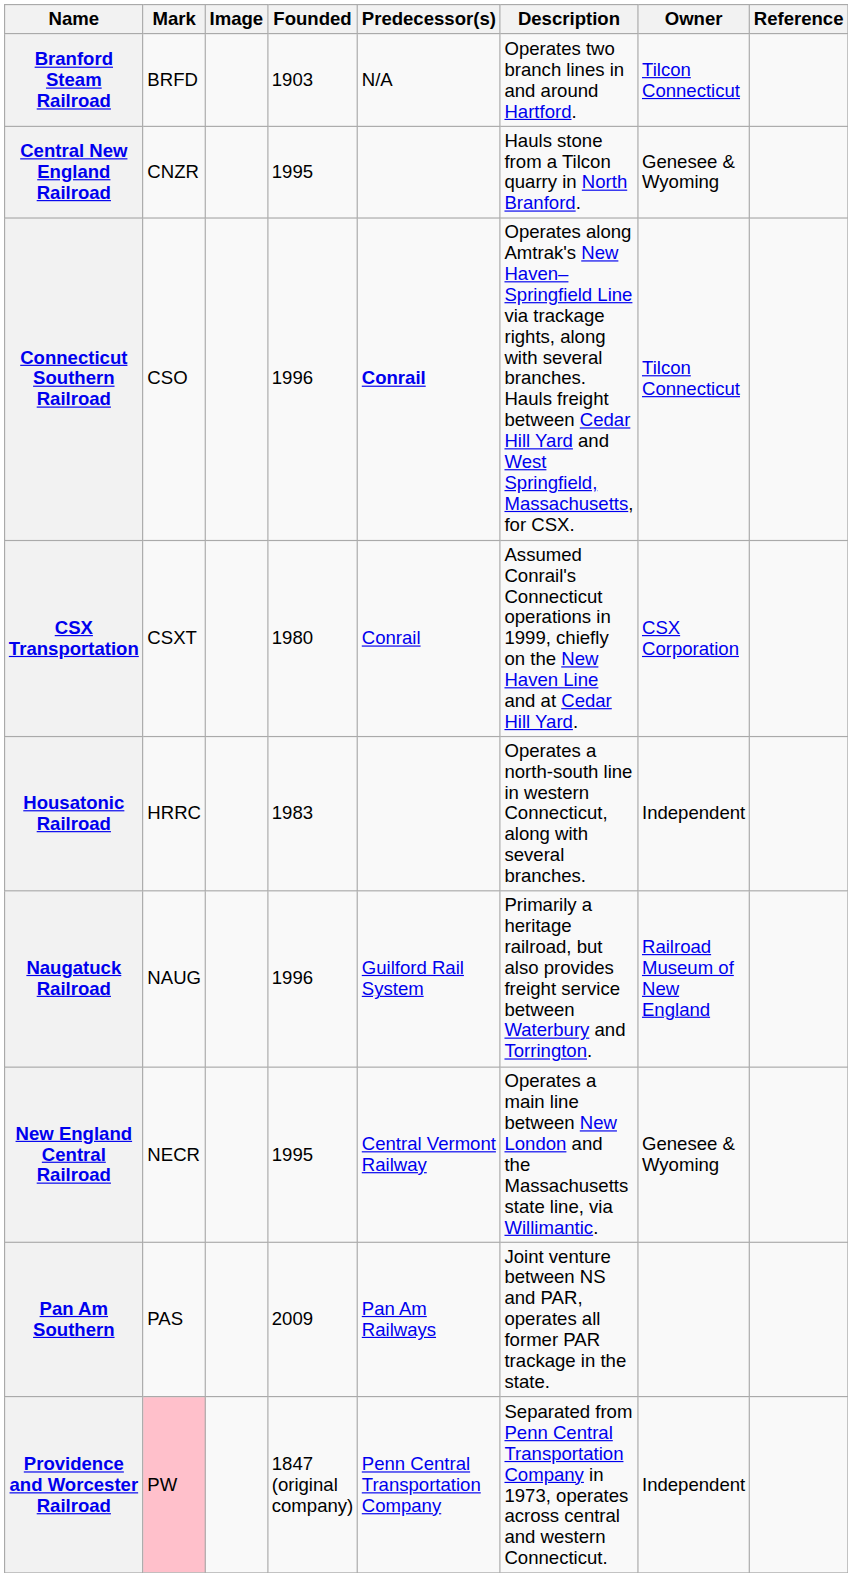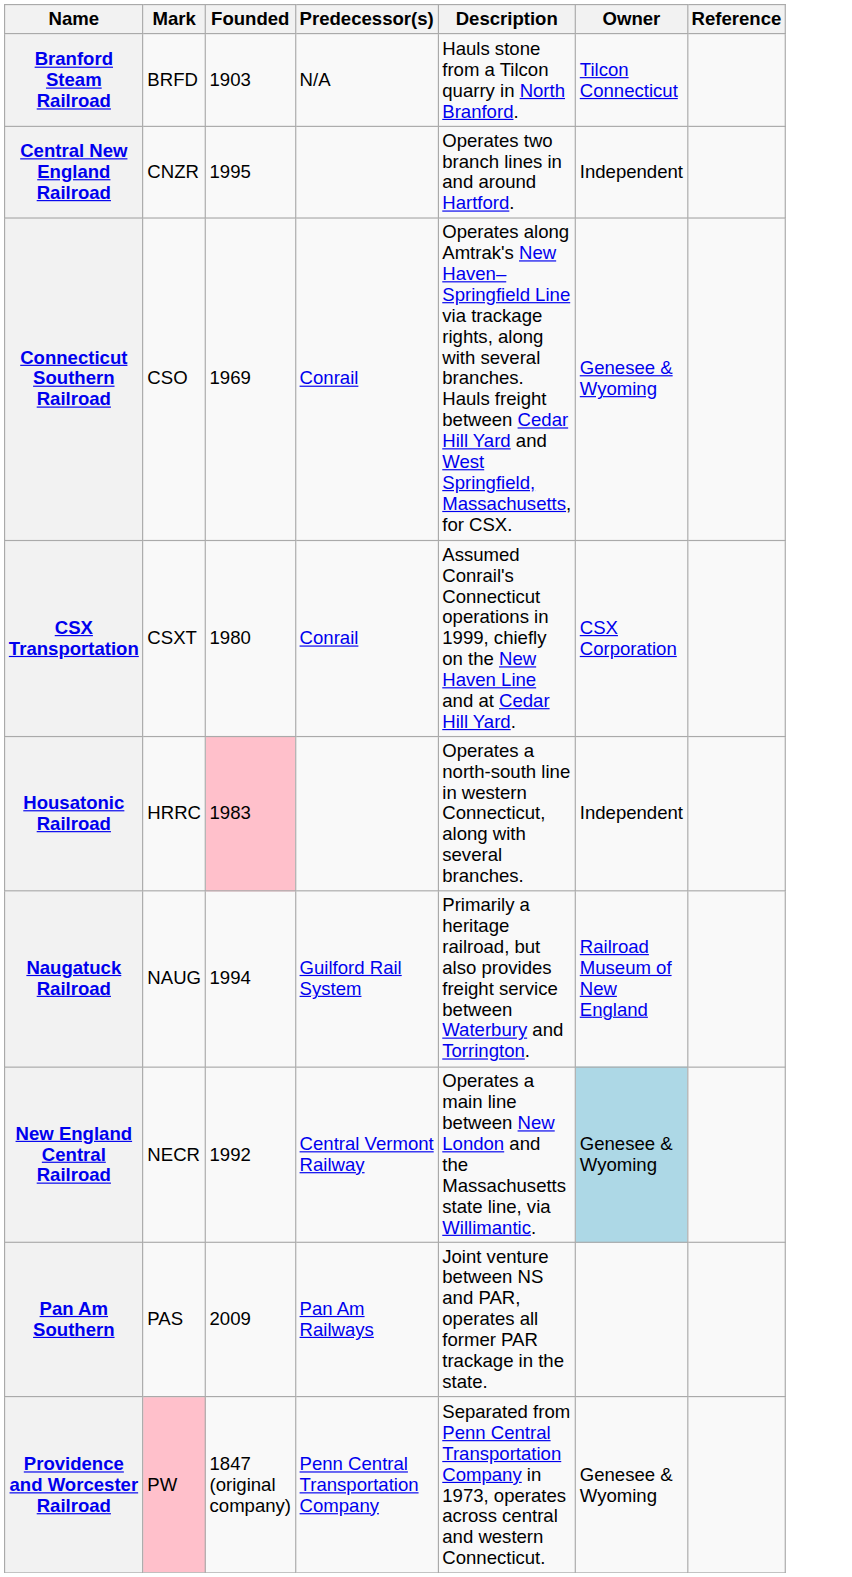- column: (236, 19)
(564, 79) Operates two branch lines in and around Hartford. -> (504, 79) Hauls stone from a Tilcon quarry in North Branford.
(566, 172) Hauls stone from a Tilcon quarry in North Branford. -> (502, 172) Operates two branch lines in and around Hartford.
(688, 172) Genesee & Wyoming -> (631, 172) Independent
(292, 378) 1996 -> (230, 378) 1969
(394, 378) bold -> (329, 378) normal
(691, 378) Tilcon Connecticut -> (626, 378) Genesee & Wyoming
(292, 813) no background -> (230, 813) pink background
(292, 978) 1996 -> (230, 978) 1994
(292, 1154) 1995 -> (230, 1154) 1992
(688, 1154) no background -> (626, 1154) lightblue background
(694, 1484) Independent -> (626, 1484) Genesee & Wyoming
